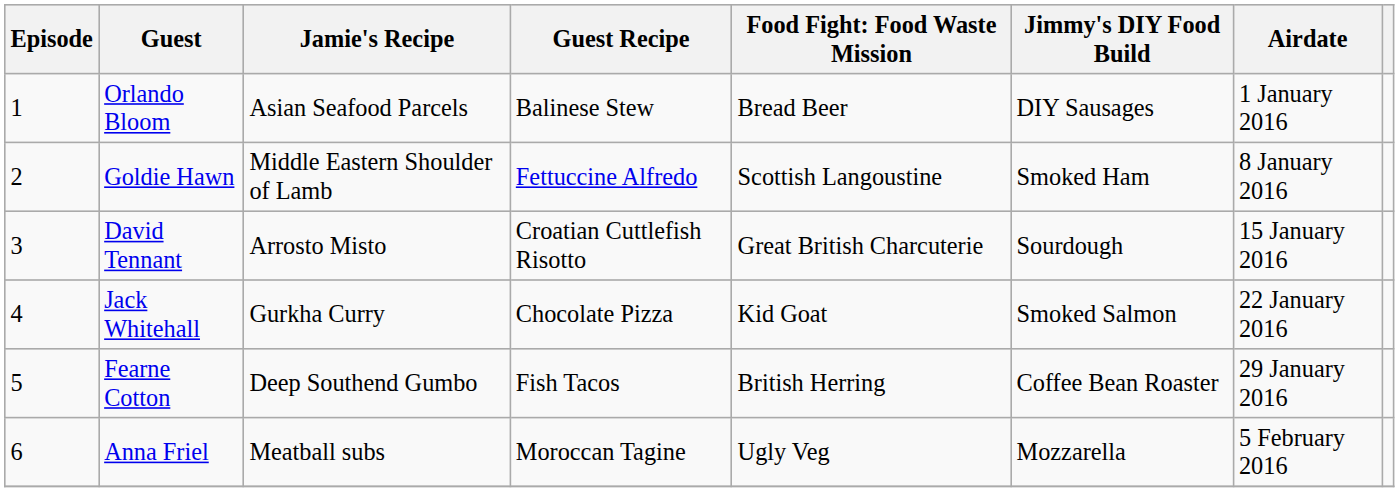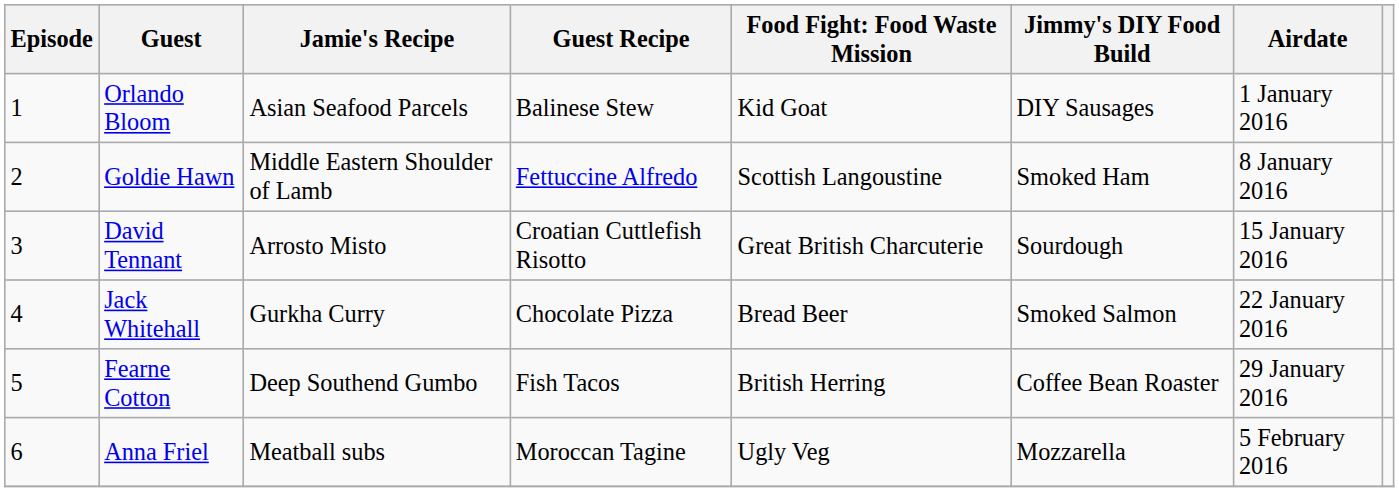(793, 108) Bread Beer -> (782, 108) Kid Goat
(782, 314) Kid Goat -> (793, 314) Bread Beer
